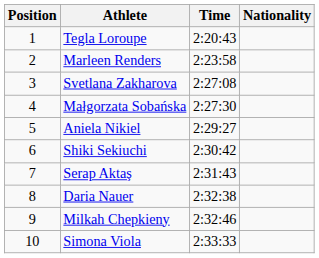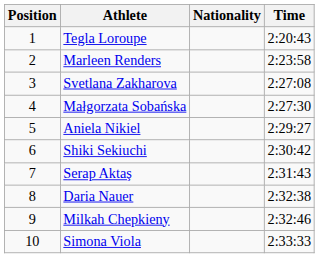columns swapped: (277, 15) <-> (215, 15)
